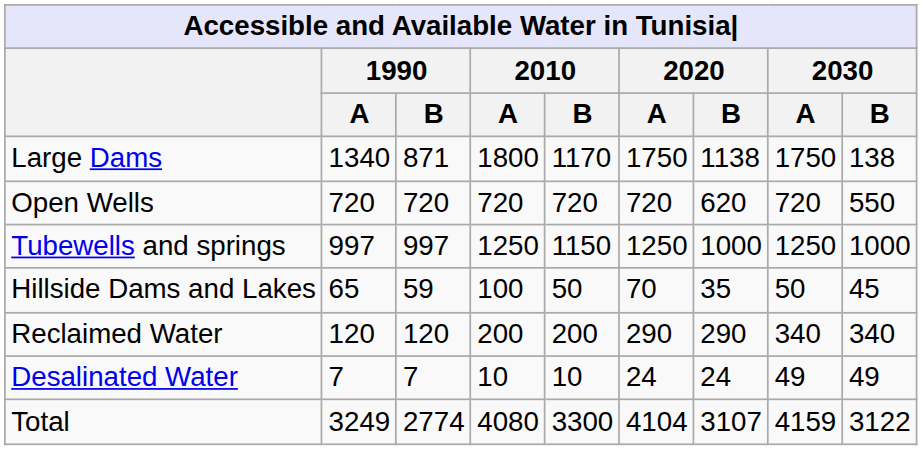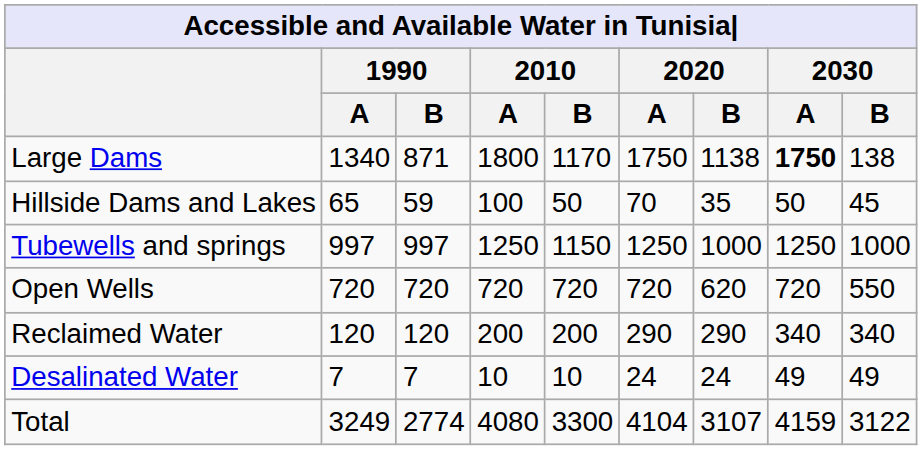(805, 158) normal -> (805, 158) bold
rows swapped: (164, 289) <-> (83, 202)
